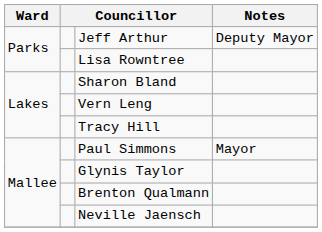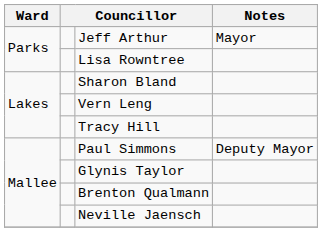(265, 38) Deputy Mayor -> (236, 38) Mayor
(236, 149) Mayor -> (265, 149) Deputy Mayor
